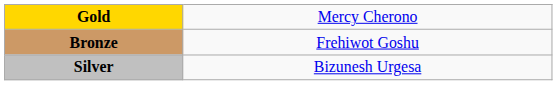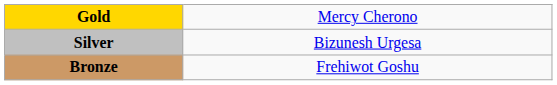rows swapped: (94, 67) <-> (94, 42)
